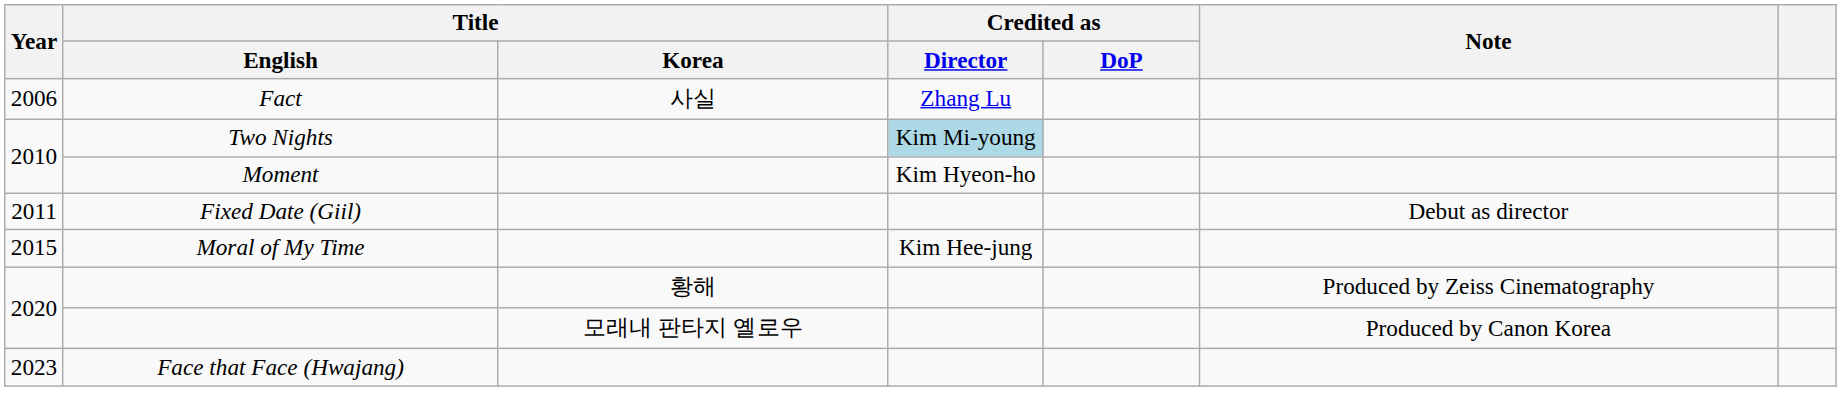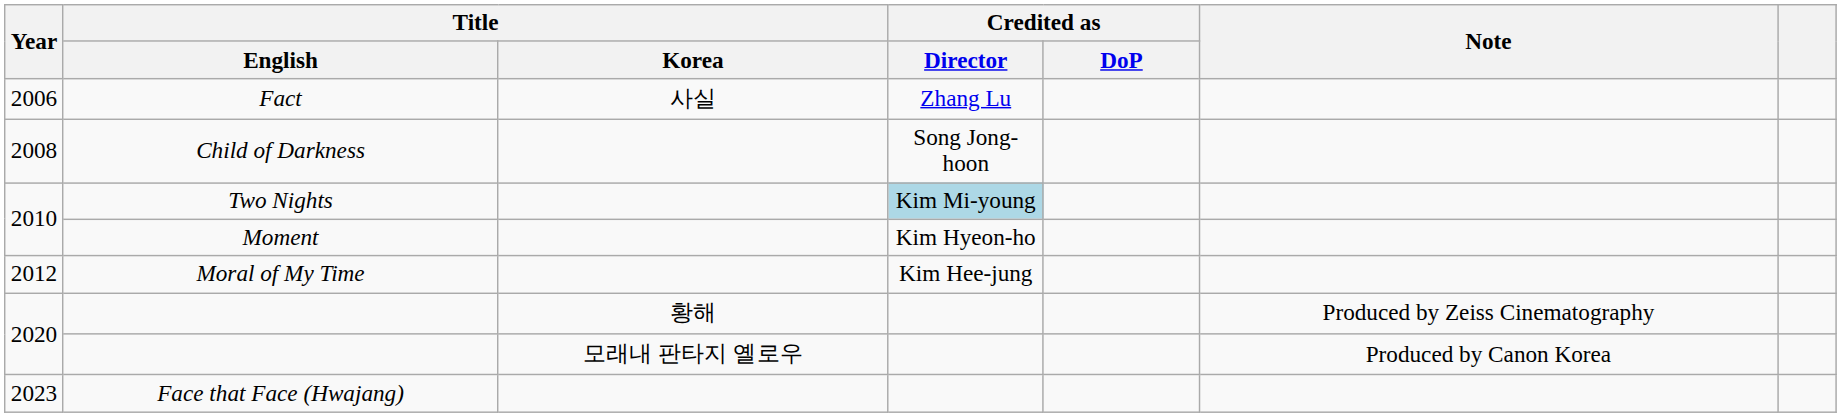+ row: (281, 150)
- row: (281, 211)
(34, 248) 2015 -> (34, 274) 2012
